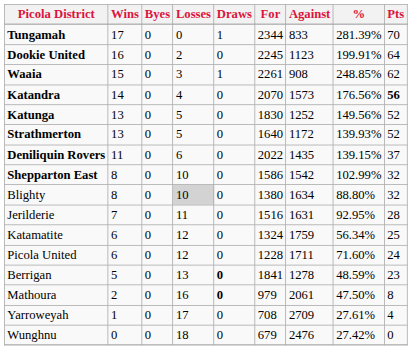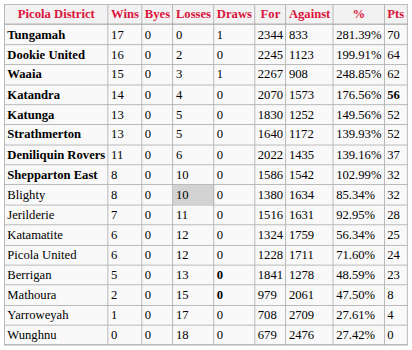(270, 74) 2261 -> (270, 74) 2267
(359, 154) 139.15% -> (359, 154) 139.16%
(356, 194) 88.80% -> (356, 194) 85.34%
(182, 295) 16 -> (182, 295) 15
